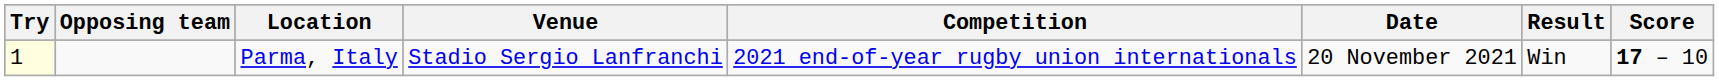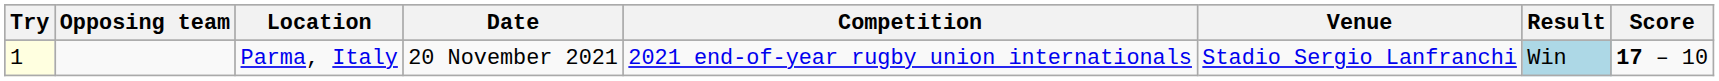columns swapped: (566, 23) <-> (1412, 23)
(1547, 58) no background -> (1547, 58) lightblue background
